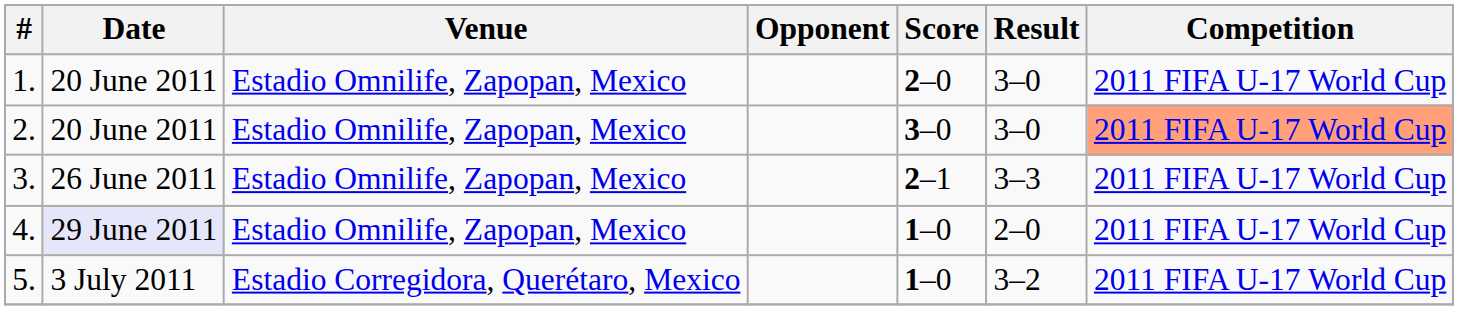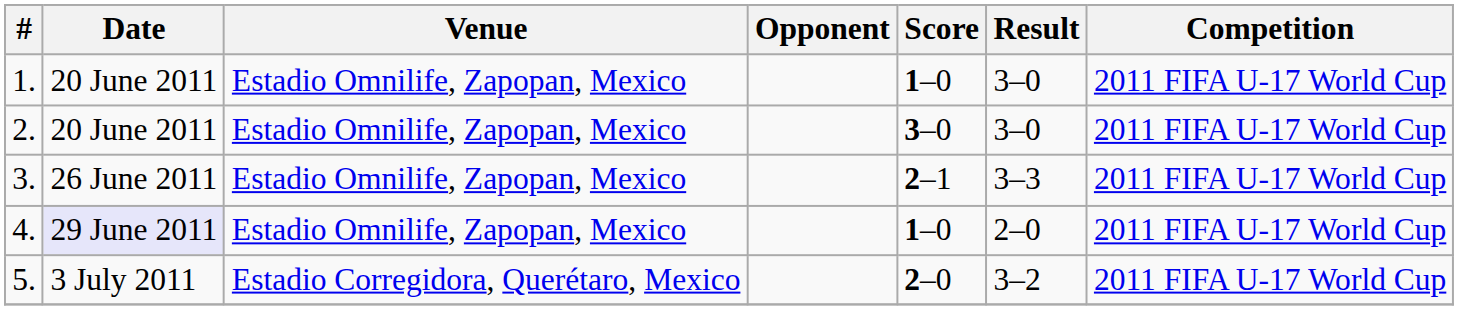(928, 79) 2–0 -> (928, 79) 1–0
(1270, 129) lightsalmon background -> (1270, 129) no background
(928, 279) 1–0 -> (928, 279) 2–0
